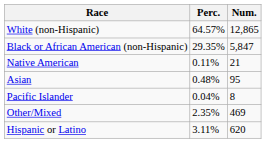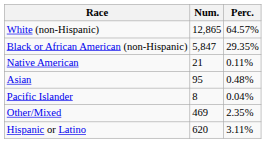columns swapped: (244, 12) <-> (209, 12)
